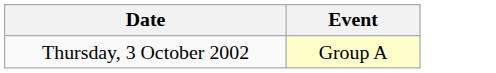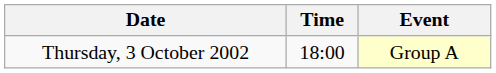+ column: (322, 20)
